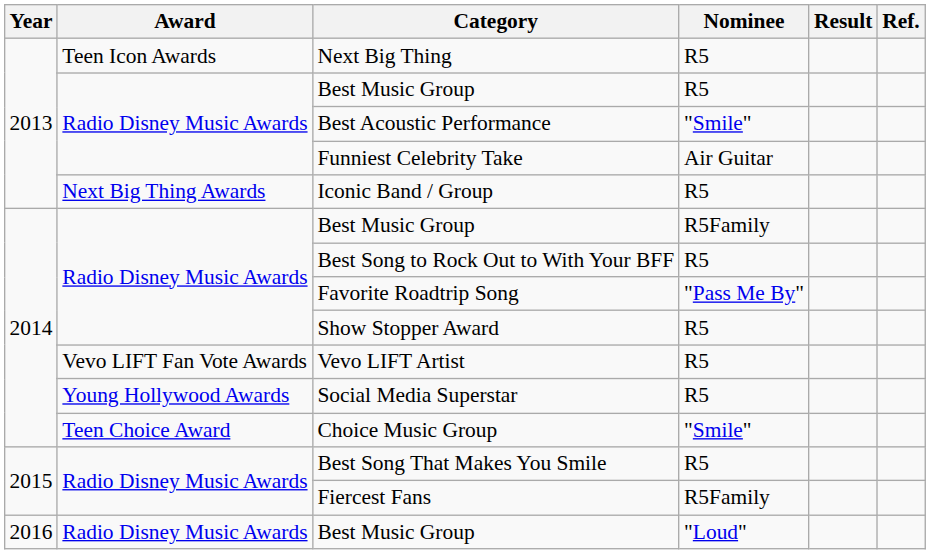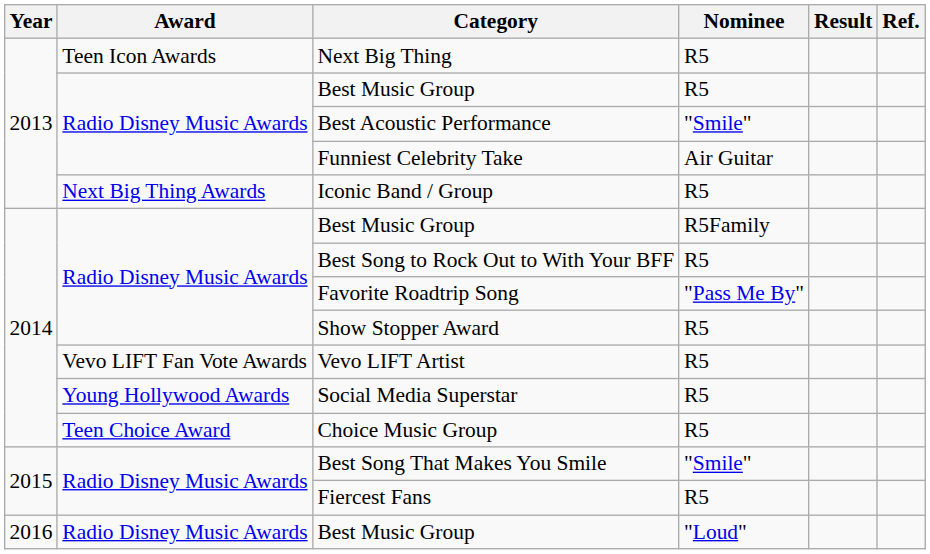(718, 429) "Smile" -> (697, 429) R5
(697, 463) R5 -> (718, 463) "Smile"
(727, 497) R5Family -> (697, 497) R5
